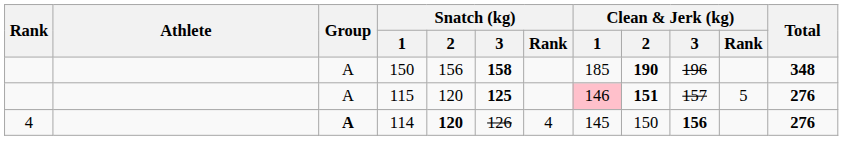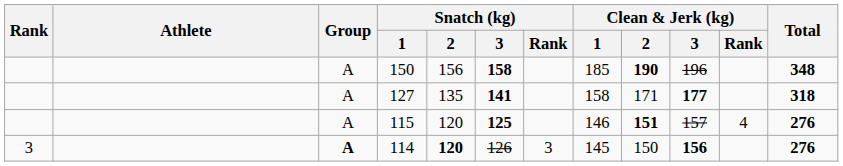+ row: (402, 95)
(597, 95) pink background -> (597, 122) no background
(743, 95) 5 -> (743, 122) 4
(29, 122) 4 -> (29, 148) 3
(548, 122) 4 -> (548, 148) 3
